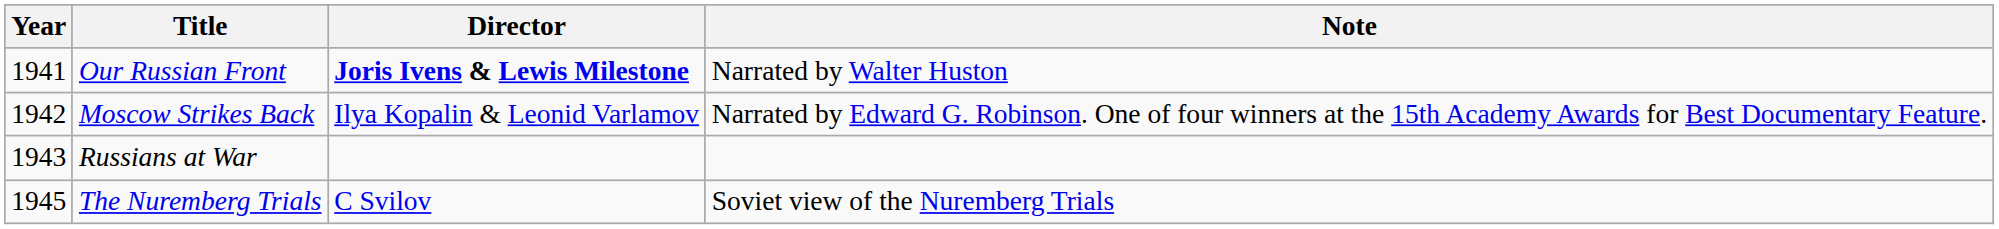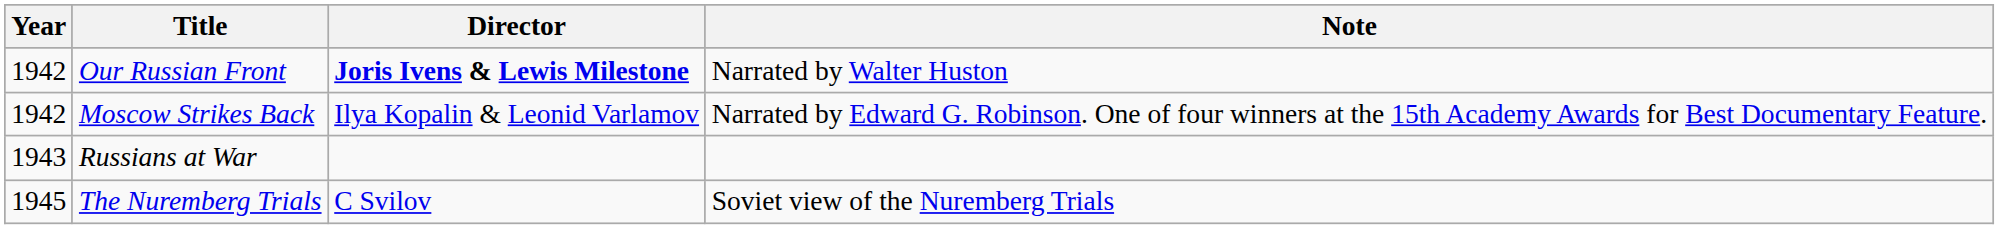(39, 69) 1941 -> (39, 69) 1942
